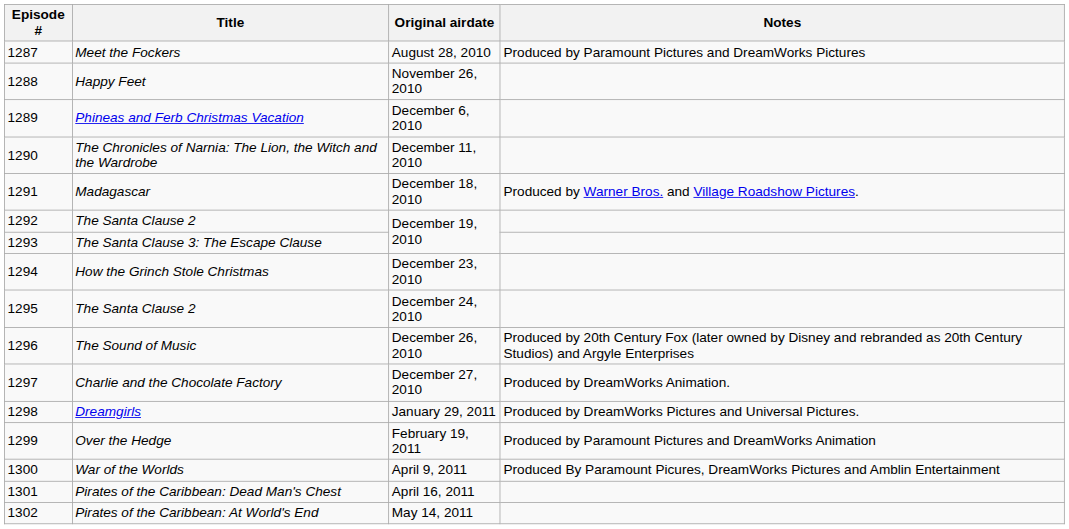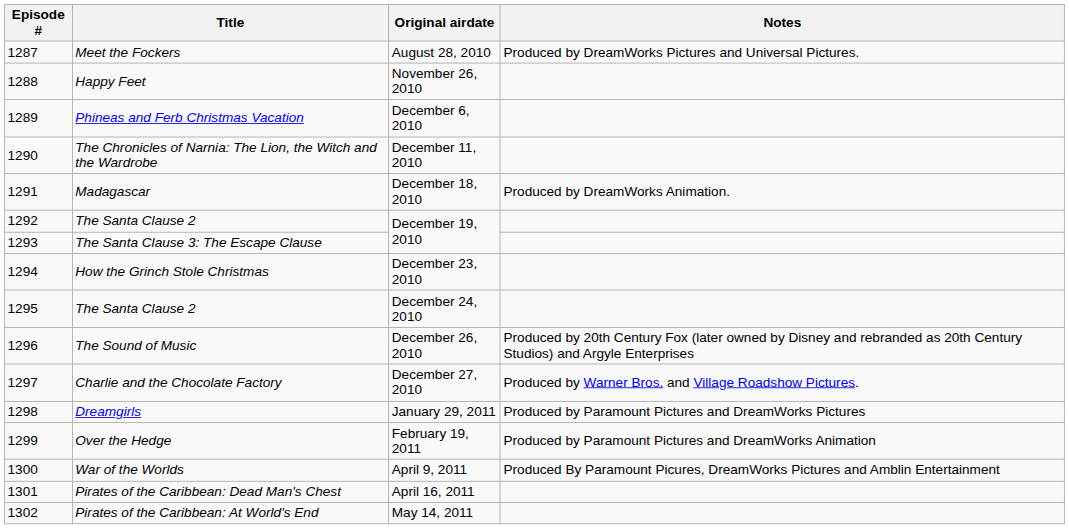(684, 52) Produced by Paramount Pictures and DreamWorks Pictures -> (681, 52) Produced by DreamWorks Pictures and Universal Pictures.
(681, 191) Produced by Warner Bros. and Village Roadshow Pictures. -> (617, 191) Produced by DreamWorks Animation.
(617, 382) Produced by DreamWorks Animation. -> (681, 382) Produced by Warner Bros. and Village Roadshow Pictures.
(681, 411) Produced by DreamWorks Pictures and Universal Pictures. -> (684, 411) Produced by Paramount Pictures and DreamWorks Pictures
